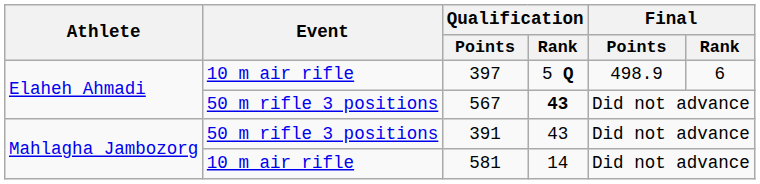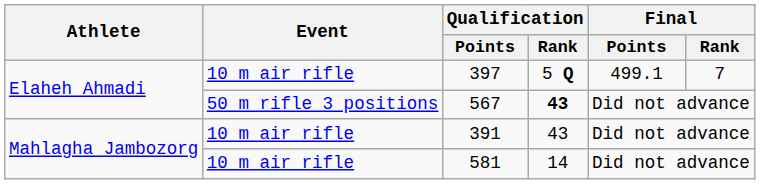(637, 75) 498.9 -> (637, 75) 499.1
(720, 75) 6 -> (720, 75) 7
(323, 134) 50 m rifle 3 positions -> (281, 134) 10 m air rifle
